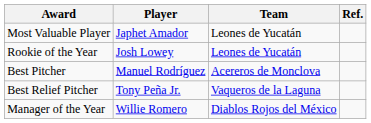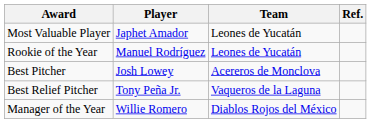(145, 52) Josh Lowey -> (161, 52) Manuel Rodríguez
(161, 71) Manuel Rodríguez -> (145, 71) Josh Lowey
